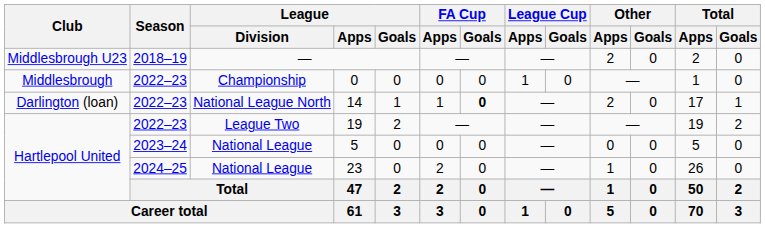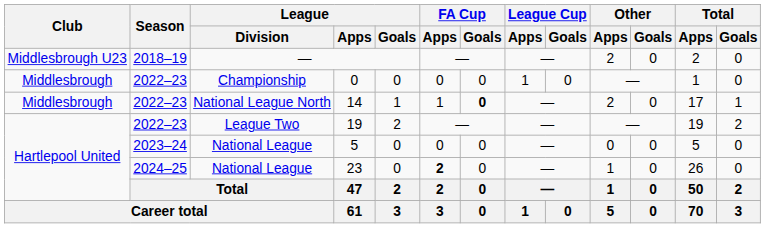(67, 102) Darlington (loan) -> (67, 102) Middlesbrough
(440, 168) normal -> (440, 168) bold
